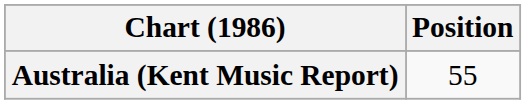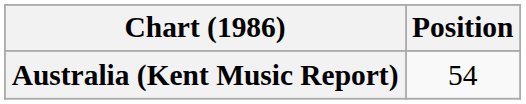(463, 74) 55 -> (463, 74) 54
